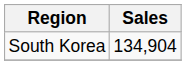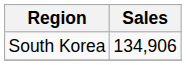(145, 45) 134,904 -> (145, 45) 134,906
